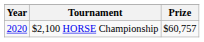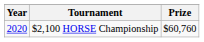(180, 28) $60,757 -> (180, 28) $60,760
